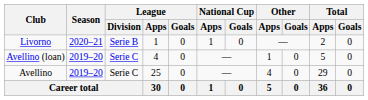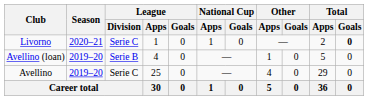(124, 42) Serie B -> (124, 42) Serie C
(350, 42) normal -> (350, 42) bold
(124, 57) Serie C -> (124, 57) Serie B
